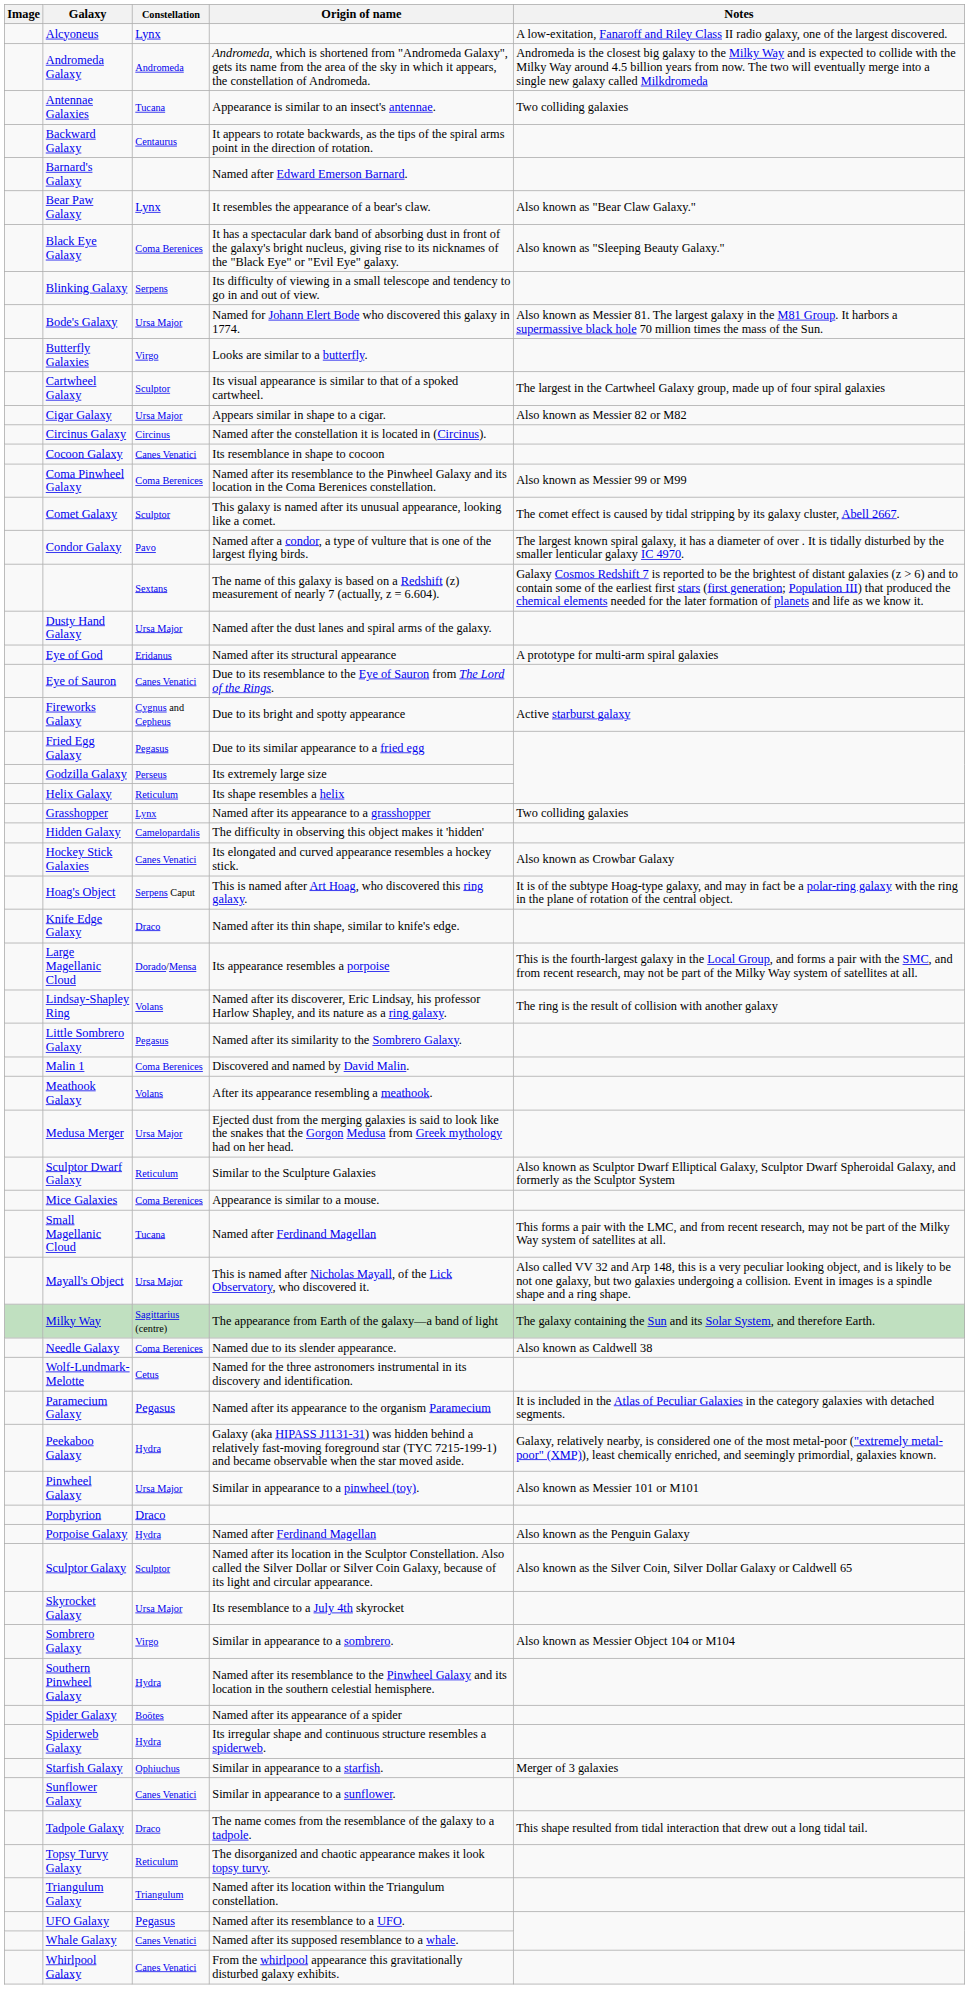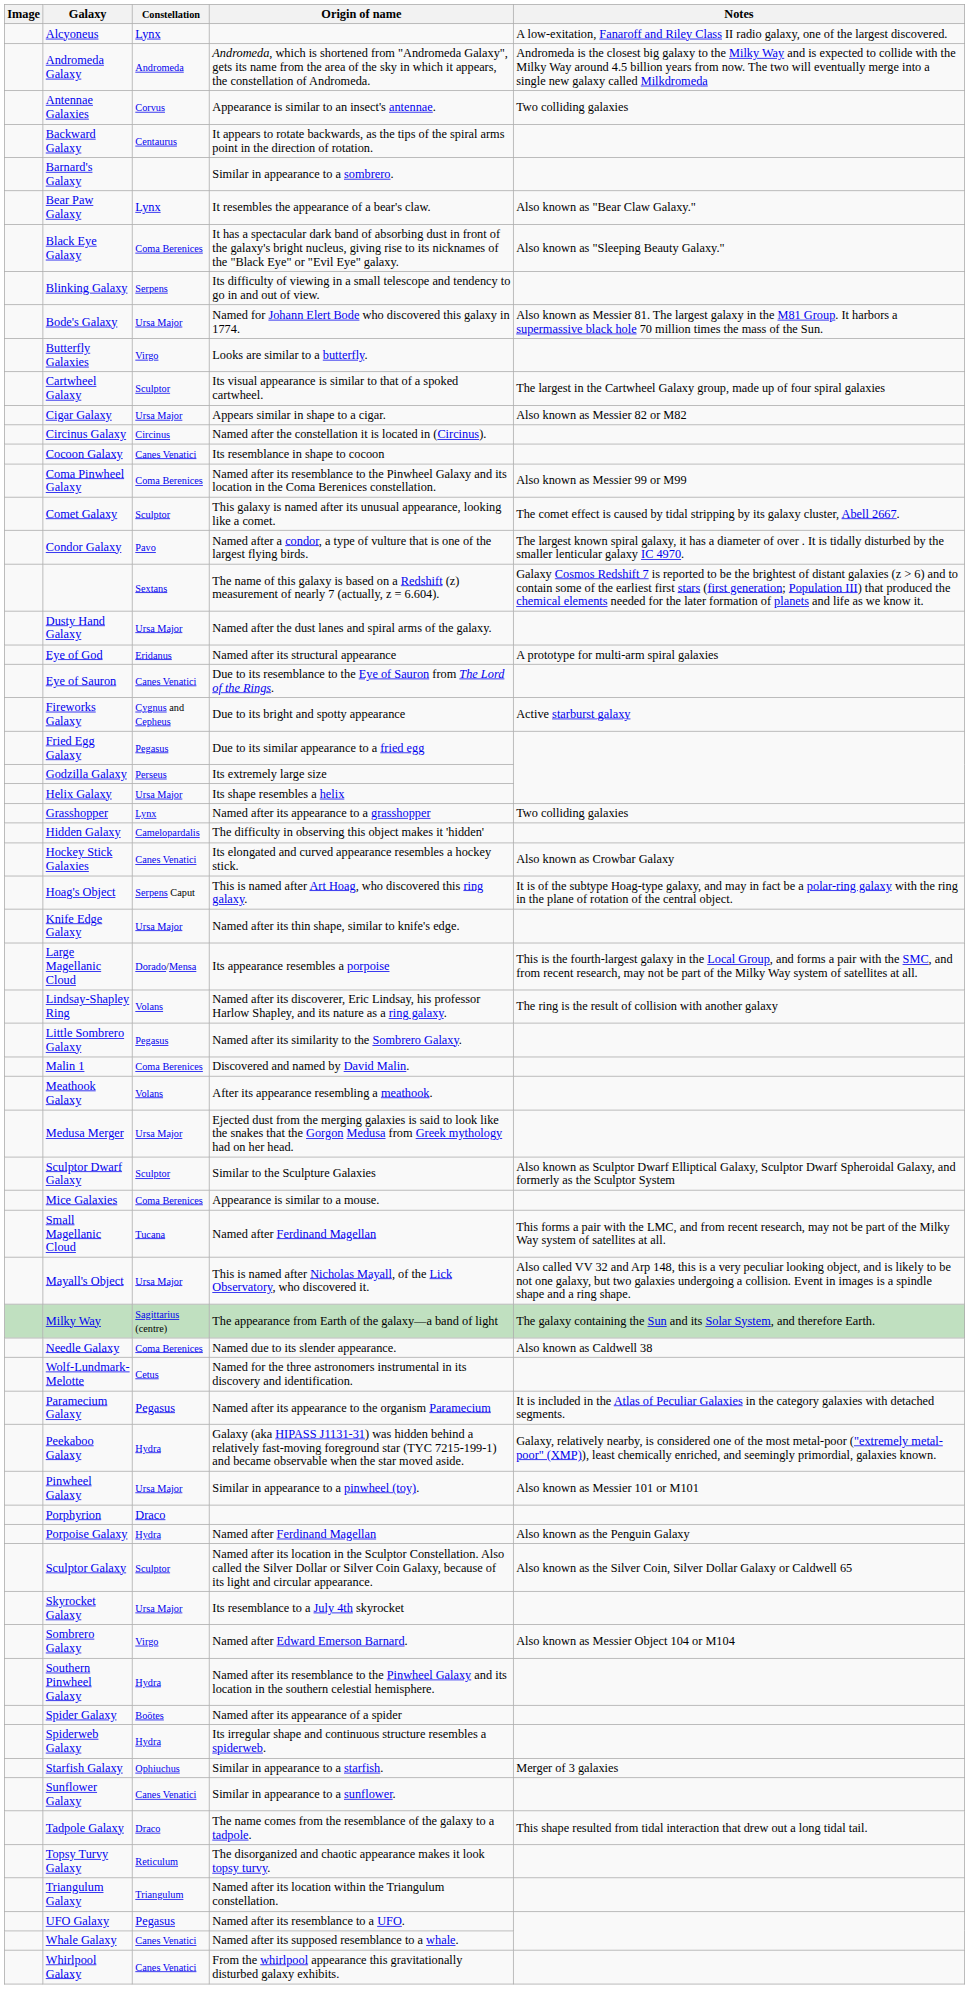(150, 108) Tucana -> (150, 108) Corvus
(310, 174) Named after Edward Emerson Barnard. -> (303, 174) Similar in appearance to a sombrero.
(157, 794) Reticulum -> (159, 794) Ursa Major
(148, 926) Draco -> (159, 926) Ursa Major
(157, 1174) Reticulum -> (153, 1173) Sculptor
(303, 1641) Similar in appearance to a sombrero. -> (310, 1641) Named after Edward Emerson Barnard.
